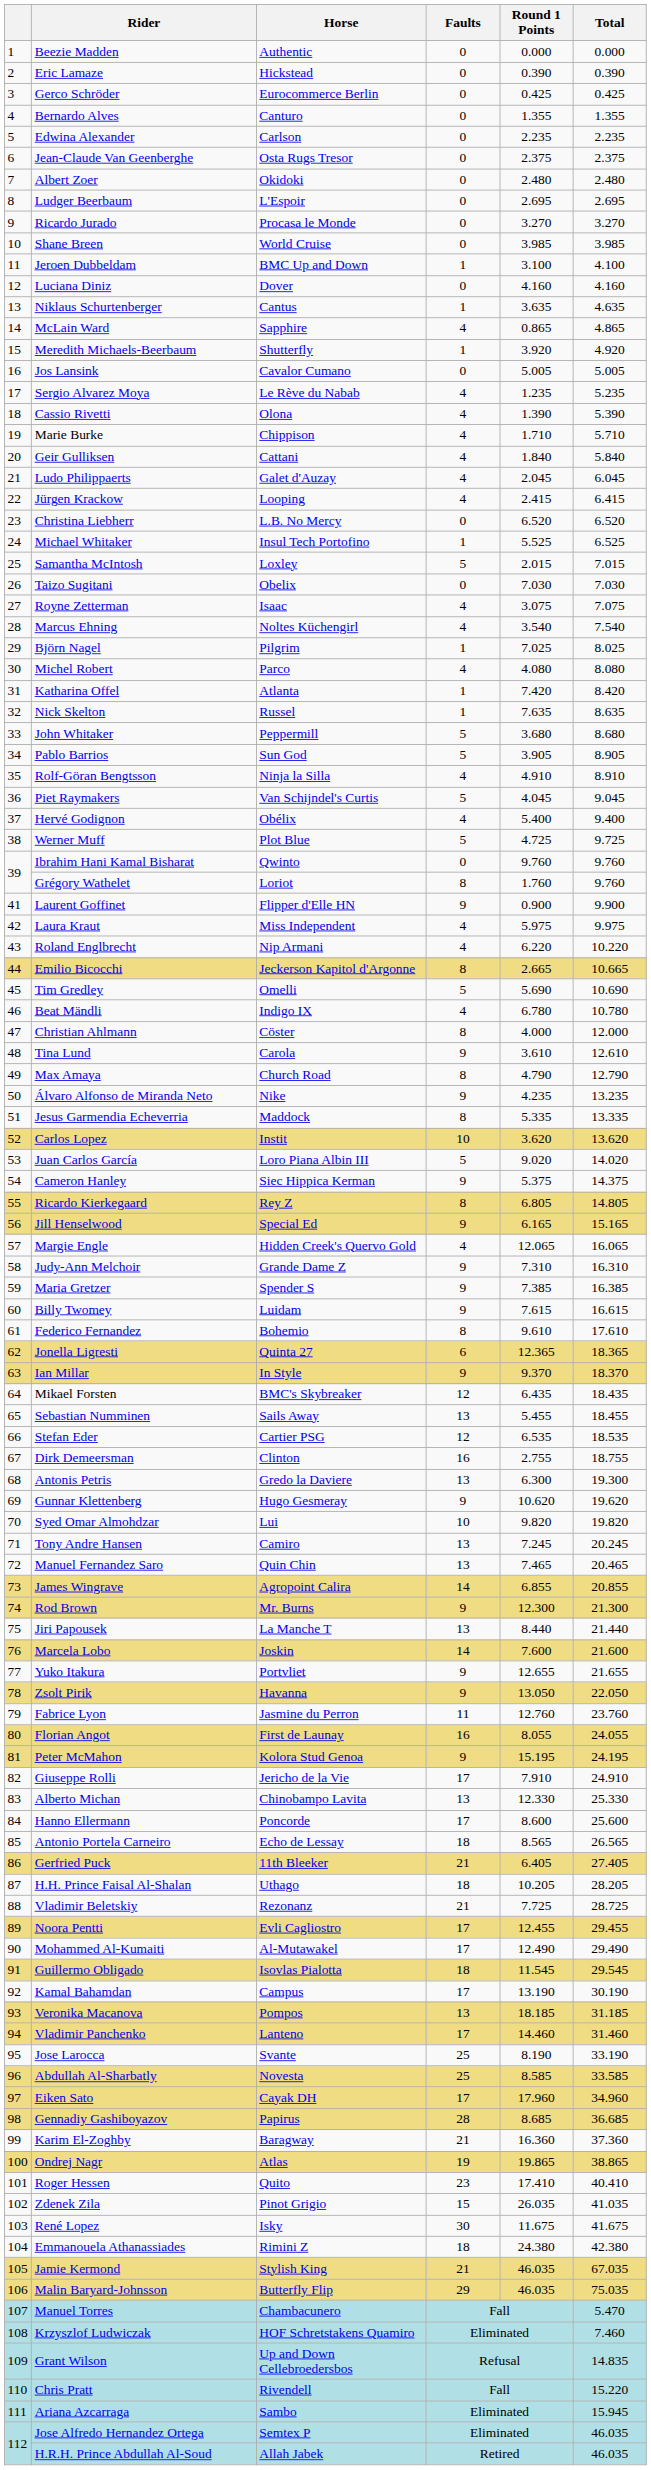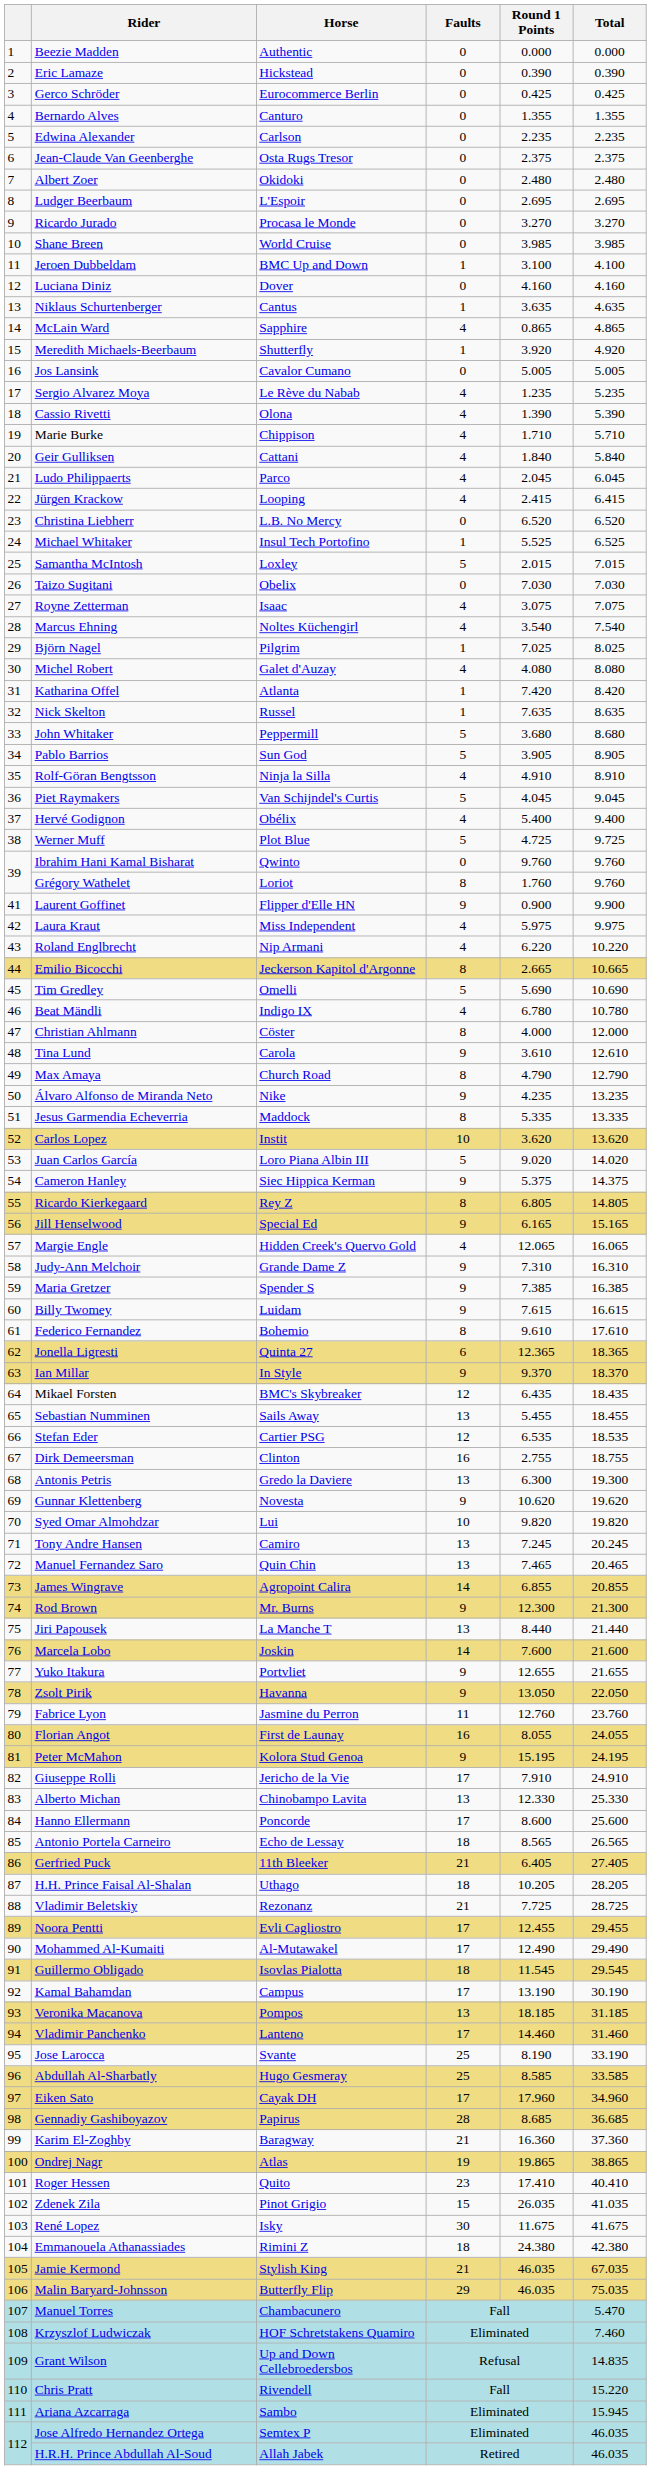(298, 477) Galet d'Auzay -> (275, 477) Parco
(275, 669) Parco -> (298, 669) Galet d'Auzay
(303, 1501) Hugo Gesmeray -> (281, 1501) Novesta
(281, 2076) Novesta -> (303, 2076) Hugo Gesmeray
